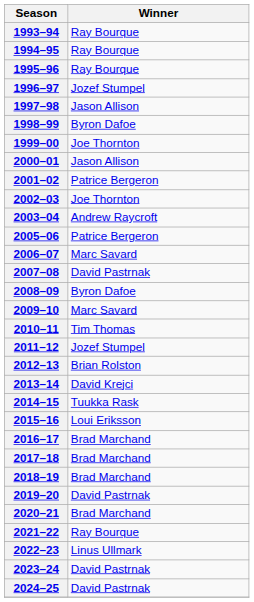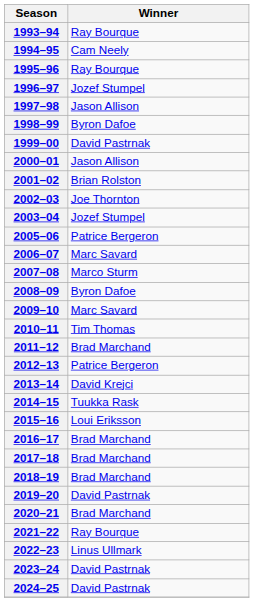(105, 50) Ray Bourque -> (100, 50) Cam Neely
(105, 143) Joe Thornton -> (110, 143) David Pastrnak
(115, 180) Patrice Bergeron -> (106, 180) Brian Rolston
(114, 217) Andrew Raycroft -> (108, 217) Jozef Stumpel
(110, 273) David Pastrnak -> (104, 273) Marco Sturm
(108, 347) Jozef Stumpel -> (111, 347) Brad Marchand
(106, 365) Brian Rolston -> (115, 365) Patrice Bergeron
